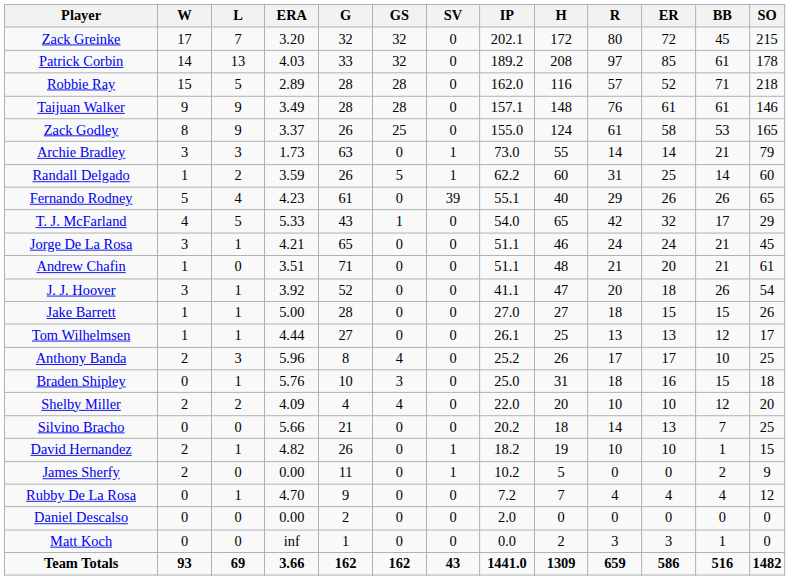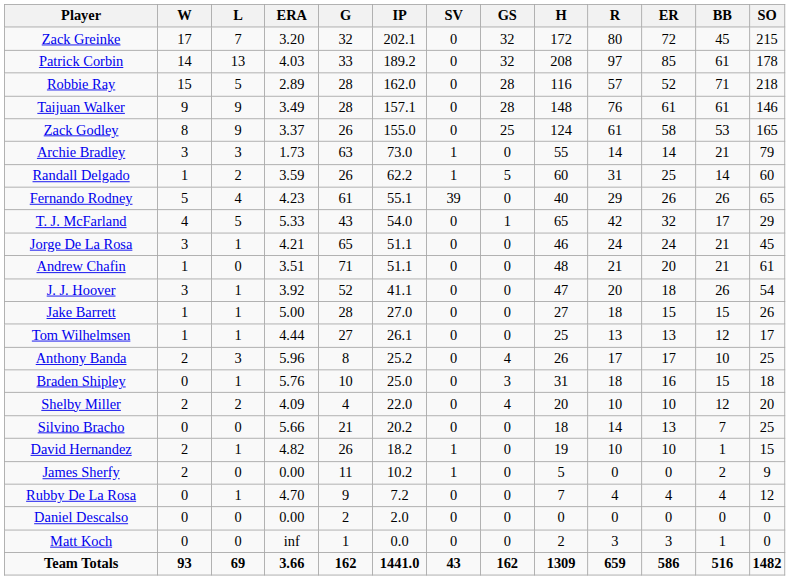columns swapped: (399, 15) <-> (507, 15)
